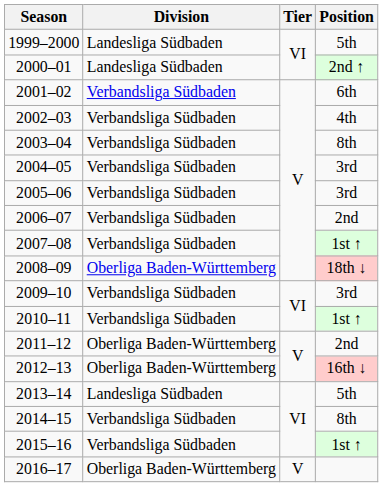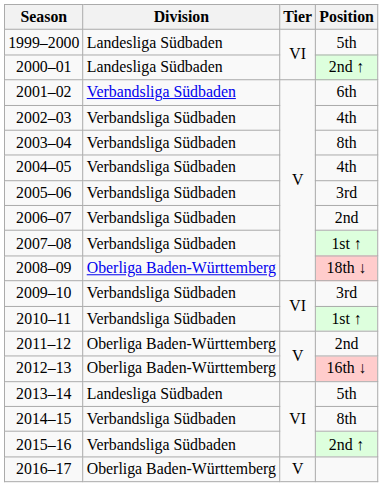(347, 167) 3rd -> (347, 167) 4th
(347, 444) 1st ↑ -> (347, 444) 2nd ↑
